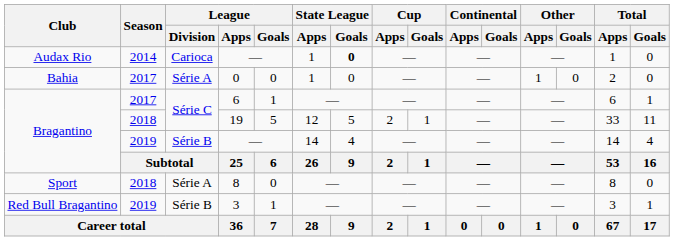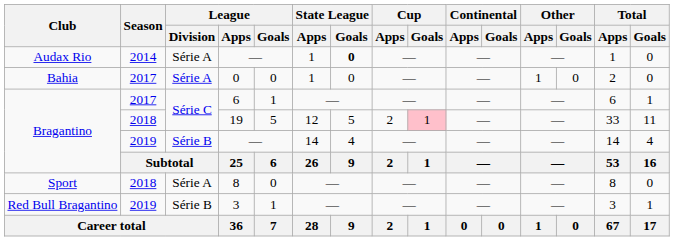(192, 57) Carioca -> (192, 57) Série A
(427, 120) no background -> (427, 120) pink background
